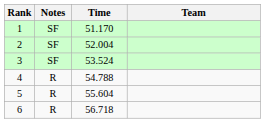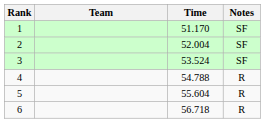columns swapped: (194, 12) <-> (53, 12)
